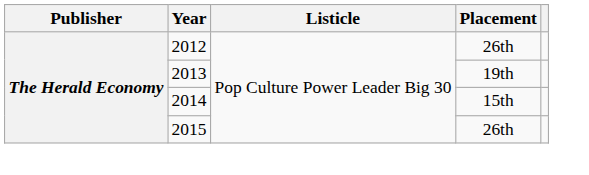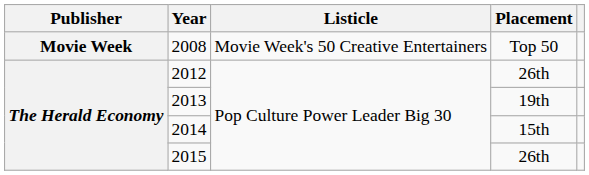+ row: (189, 45)
